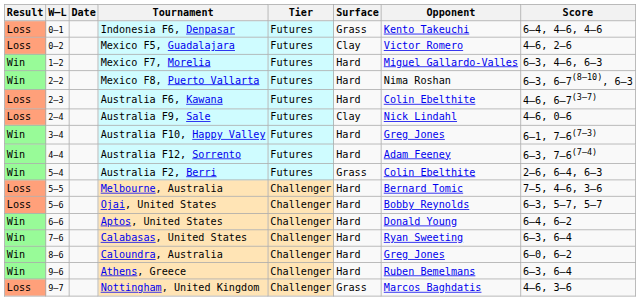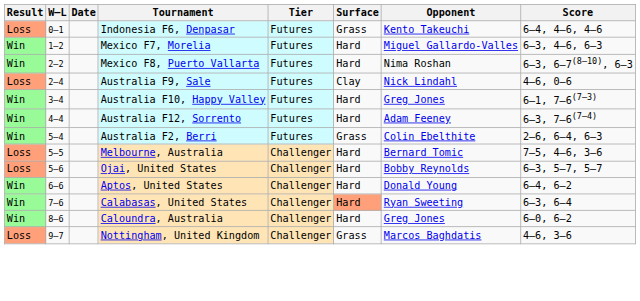- row: (168, 46)
- row: (162, 99)
(348, 238) no background -> (348, 202) lightsalmon background
- row: (143, 271)
